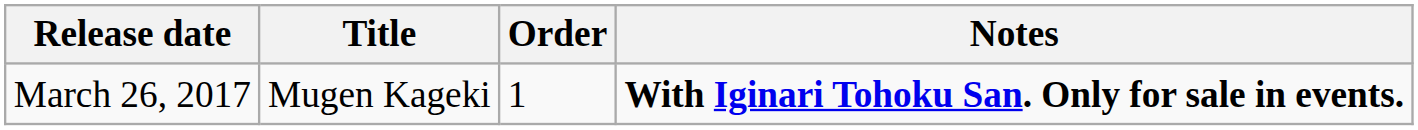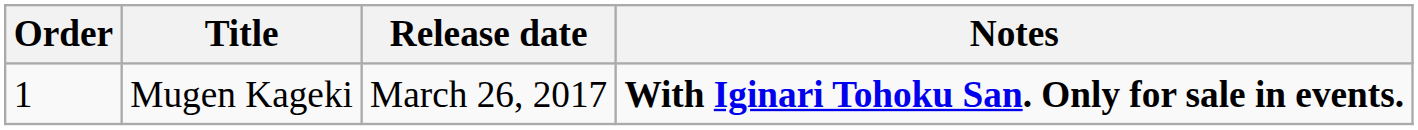columns swapped: (558, 34) <-> (132, 34)
